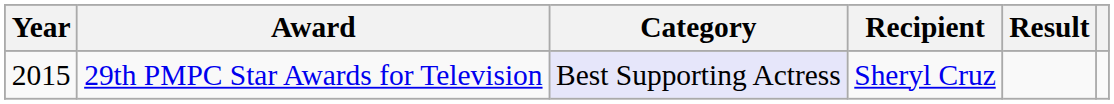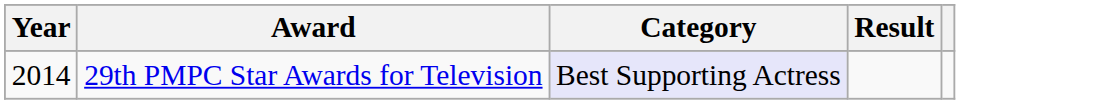- column: (925, 27)
(41, 74) 2015 -> (41, 74) 2014
